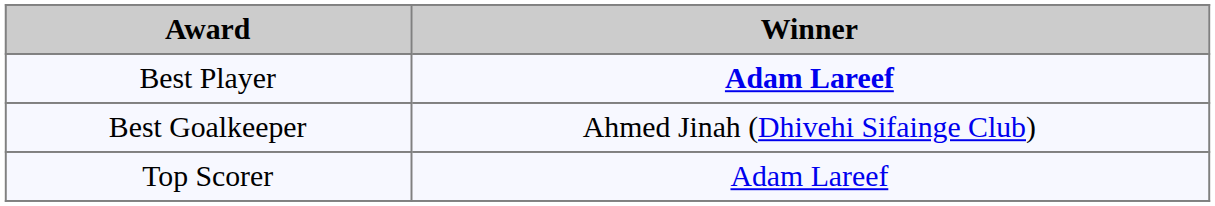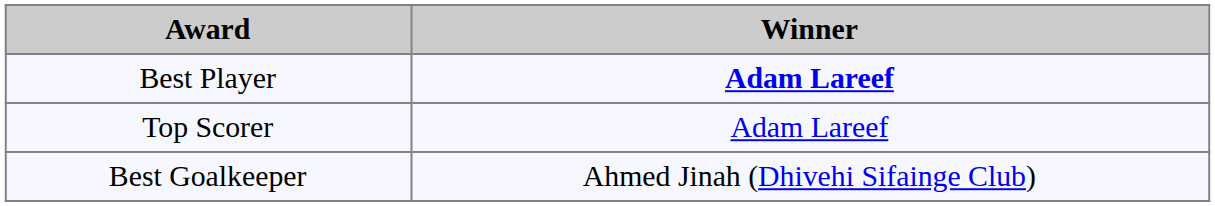rows swapped: (208, 127) <-> (208, 176)
